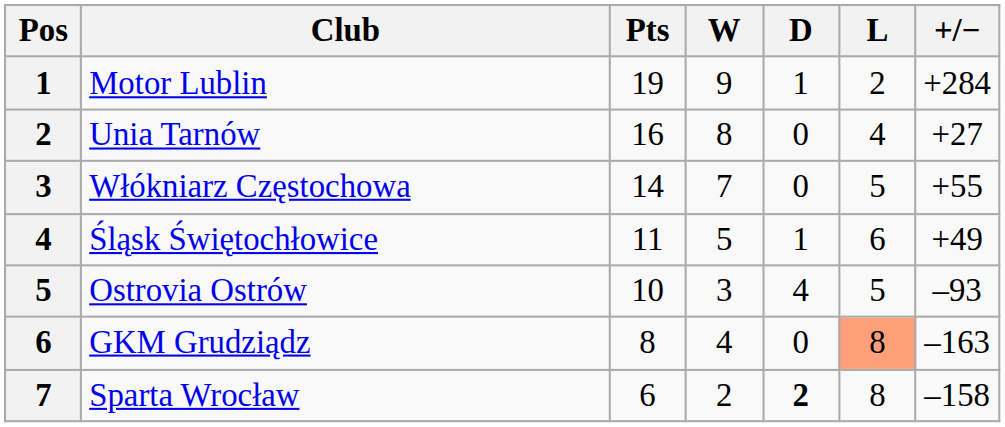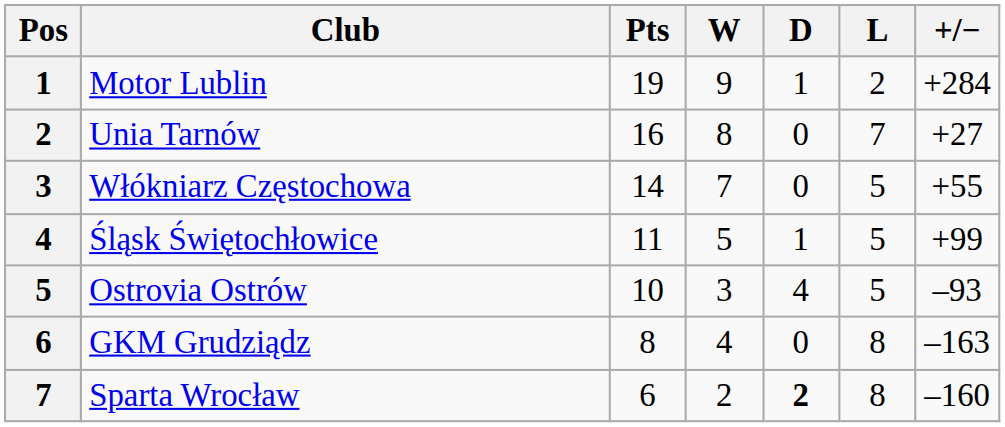(877, 134) 4 -> (877, 134) 7
(877, 238) 6 -> (877, 238) 5
(957, 238) +49 -> (957, 238) +99
(877, 342) lightsalmon background -> (877, 342) no background
(957, 394) –158 -> (957, 394) –160
